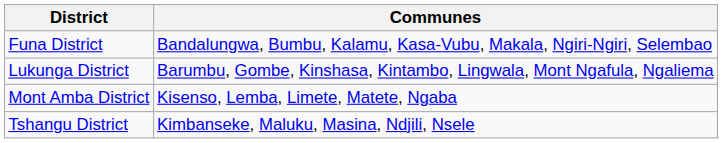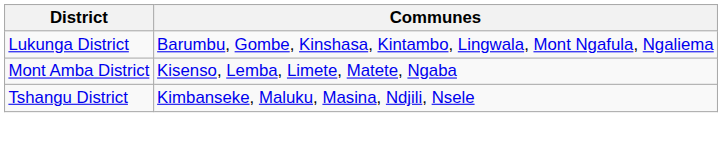- row: (56, 44)
